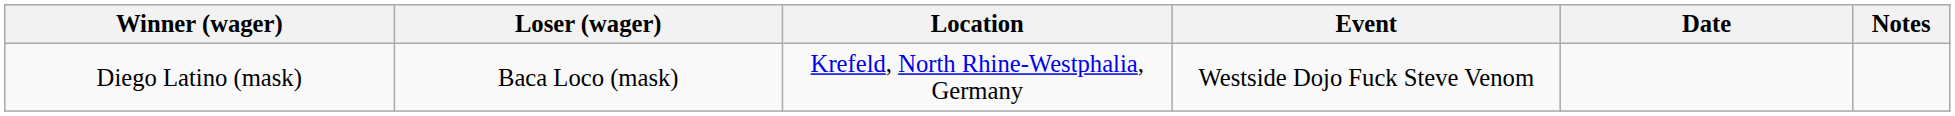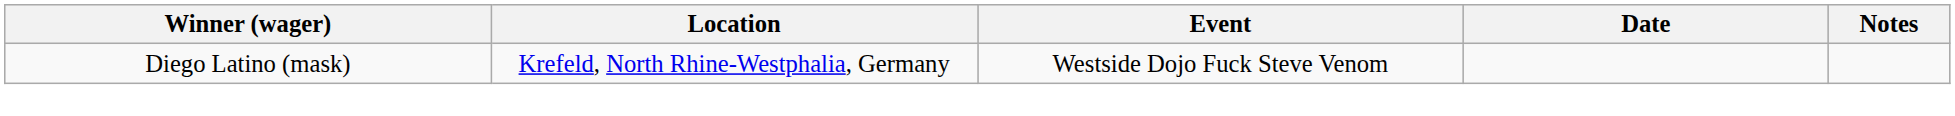- column: (588, 24)
